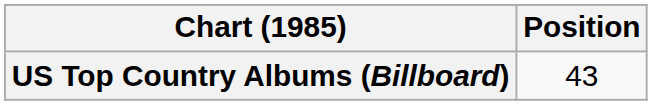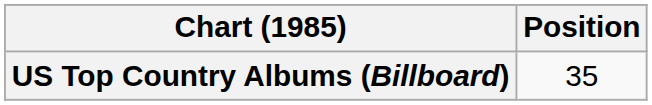(582, 75) 43 -> (582, 75) 35
